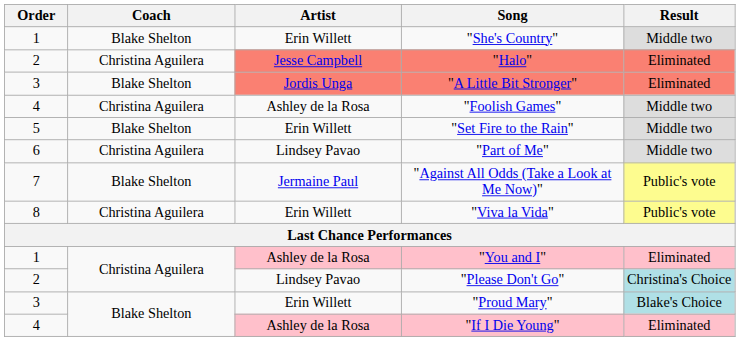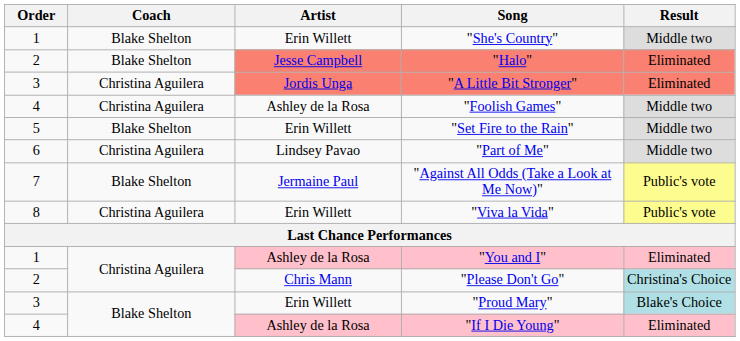(151, 60) Christina Aguilera -> (151, 60) Blake Shelton
(151, 83) Blake Shelton -> (151, 83) Christina Aguilera
(318, 280) Lindsey Pavao -> (318, 280) Chris Mann
